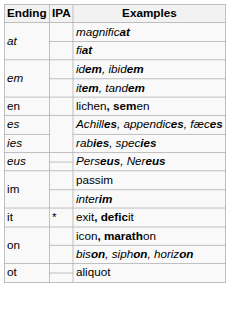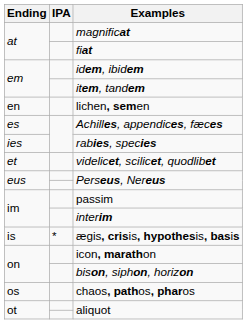+ row: (12, 161)
+ row: (11, 236)
- row: (10, 217)
+ row: (13, 291)
